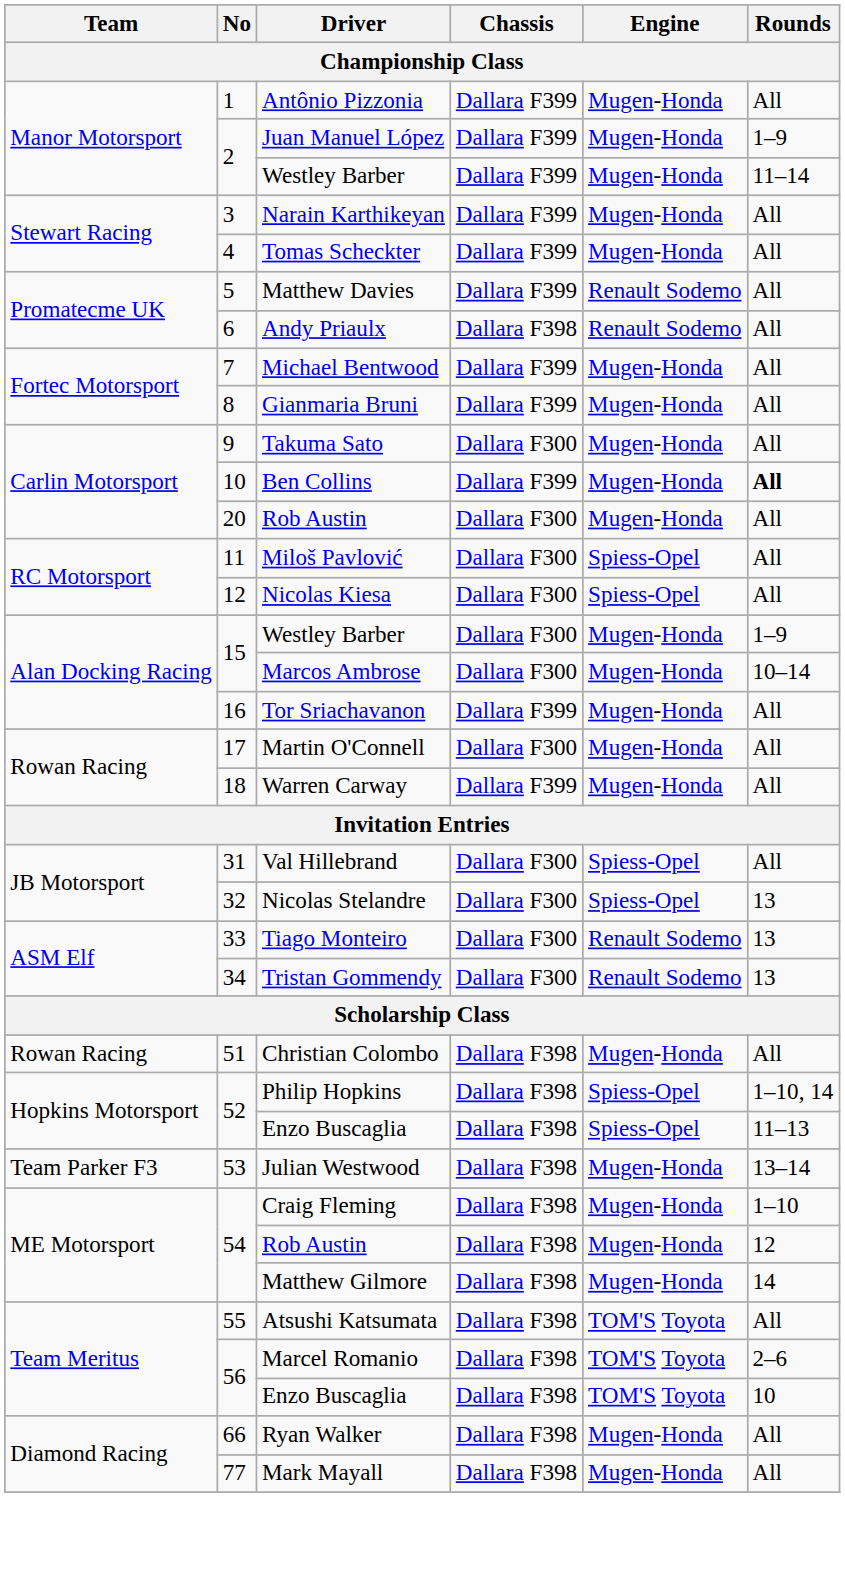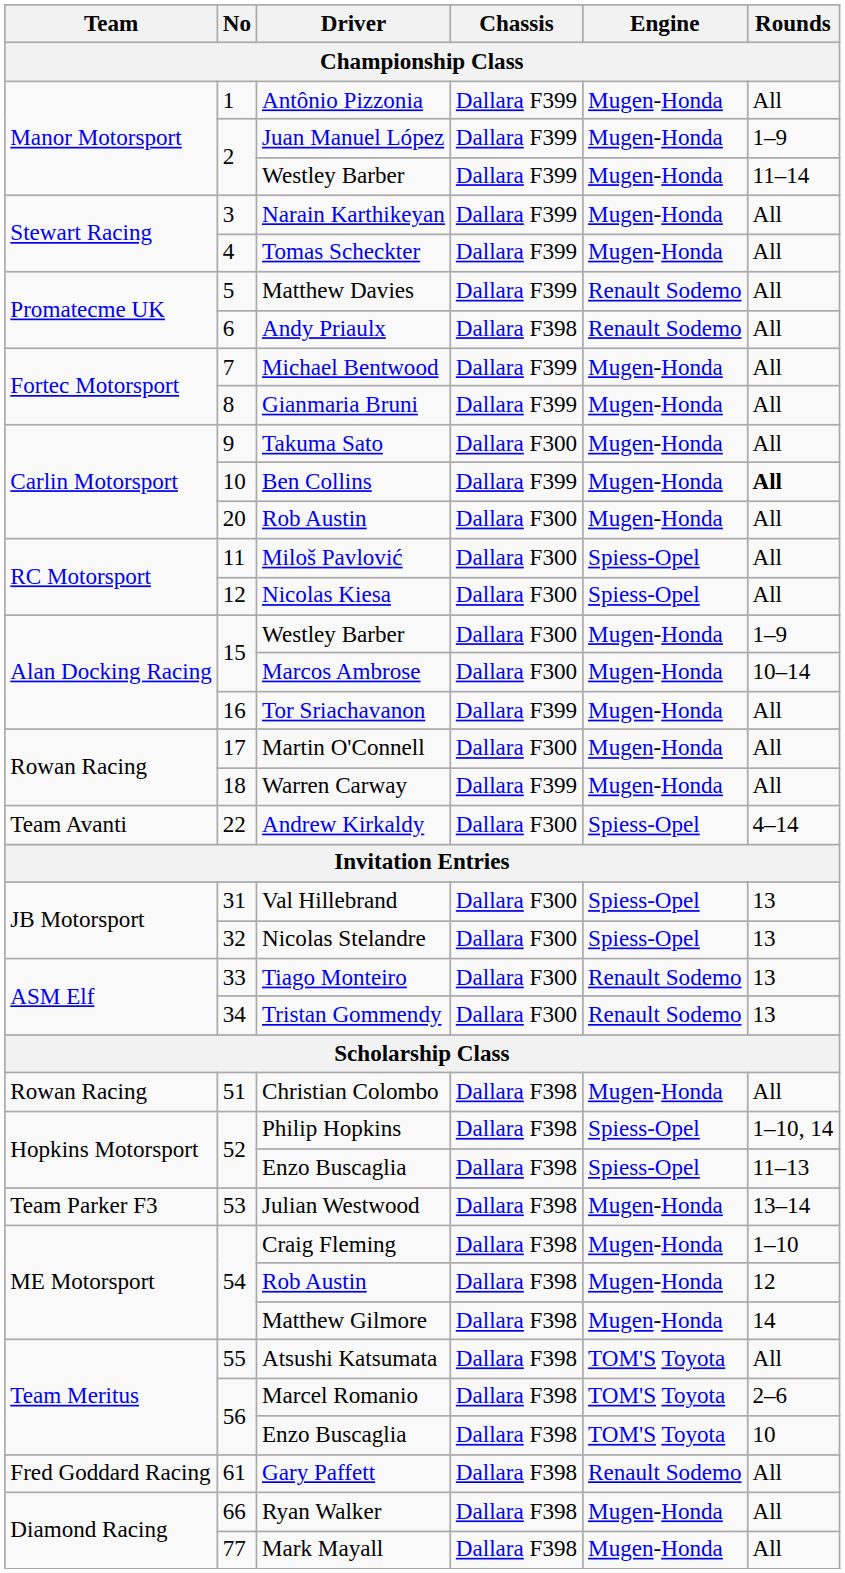+ row: (234, 824)
(767, 862) All -> (764, 900) 13
+ row: (234, 1472)
